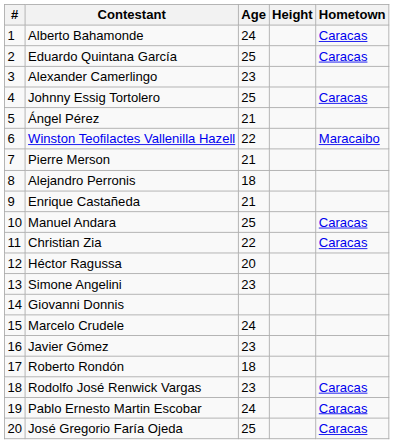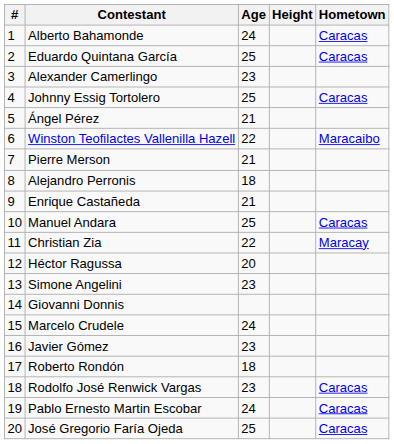(343, 243) Caracas -> (344, 243) Maracay
